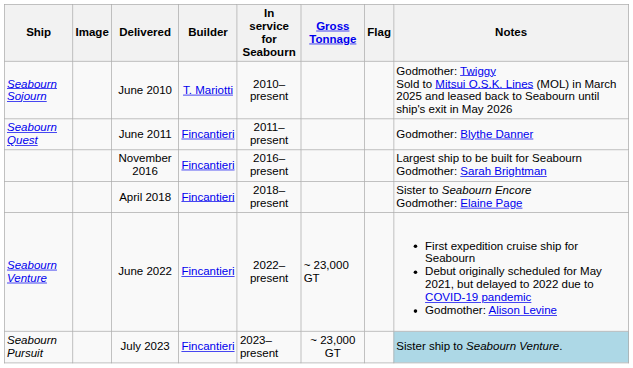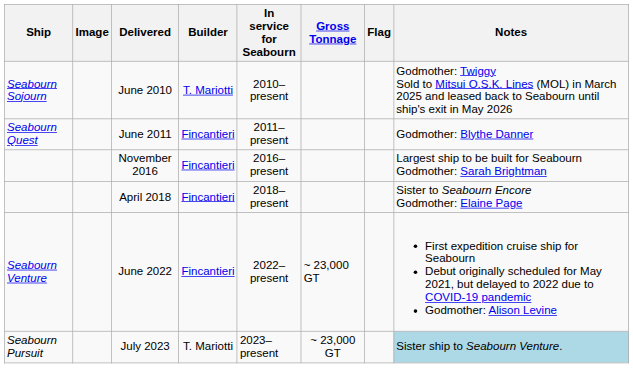(208, 347) Fincantieri -> (208, 347) T. Mariotti
